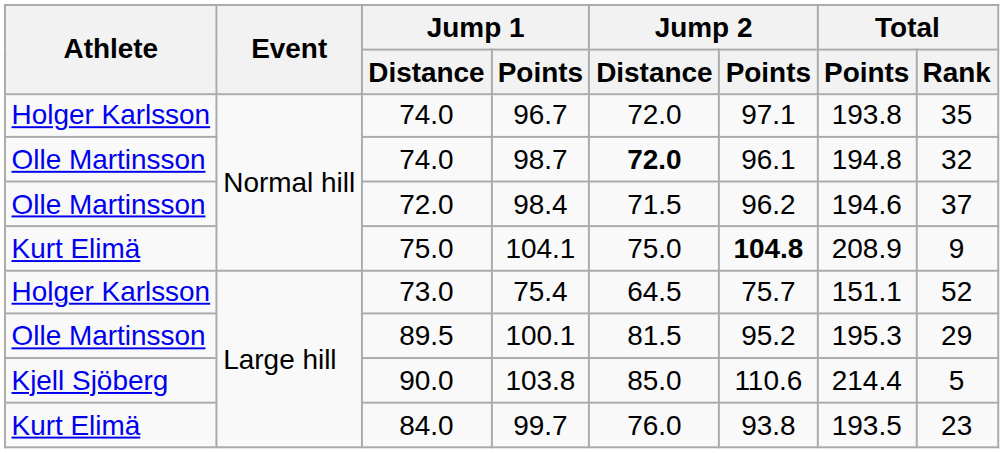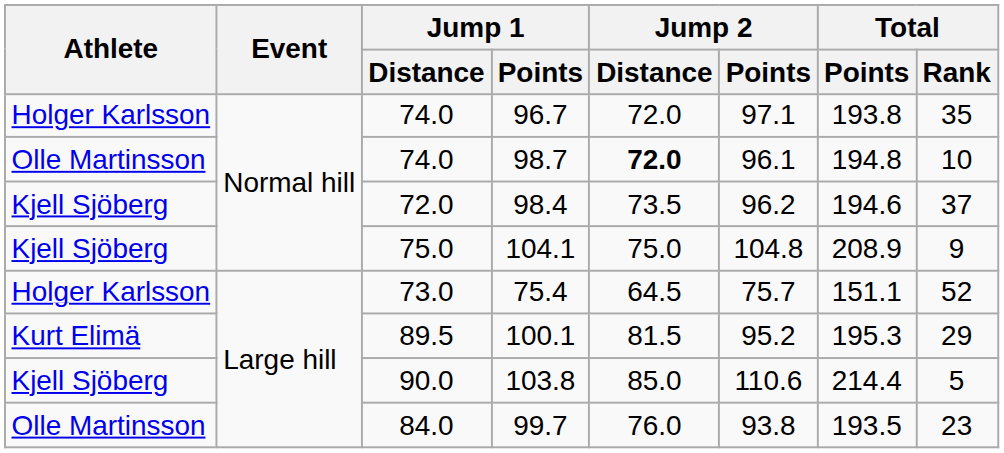(957, 160) 32 -> (957, 160) 10
(108, 204) Olle Martinsson -> (90, 204) Kjell Sjöberg
(654, 204) 71.5 -> (654, 204) 73.5
(76, 248) Kurt Elimä -> (90, 248) Kjell Sjöberg
(768, 248) bold -> (768, 248) normal
(108, 336) Olle Martinsson -> (76, 336) Kurt Elimä
(76, 425) Kurt Elimä -> (108, 425) Olle Martinsson
